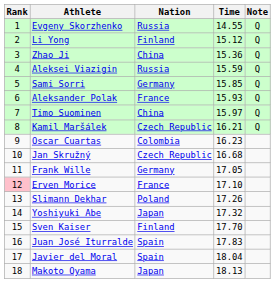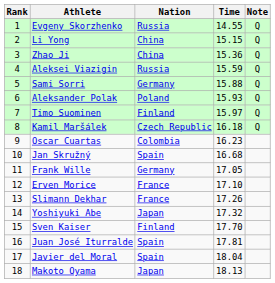(156, 40) Finland -> (151, 40) China
(229, 40) 15.12 -> (229, 40) 15.15
(229, 84) 15.85 -> (229, 84) 15.88
(153, 98) France -> (153, 98) Poland
(151, 112) China -> (156, 112) Finland
(229, 127) 16.21 -> (229, 127) 16.18
(175, 156) Czech Republic -> (151, 156) Spain
(17, 184) pink background -> (17, 184) no background
(153, 199) Poland -> (153, 199) France
(229, 242) 17.83 -> (229, 242) 17.81
